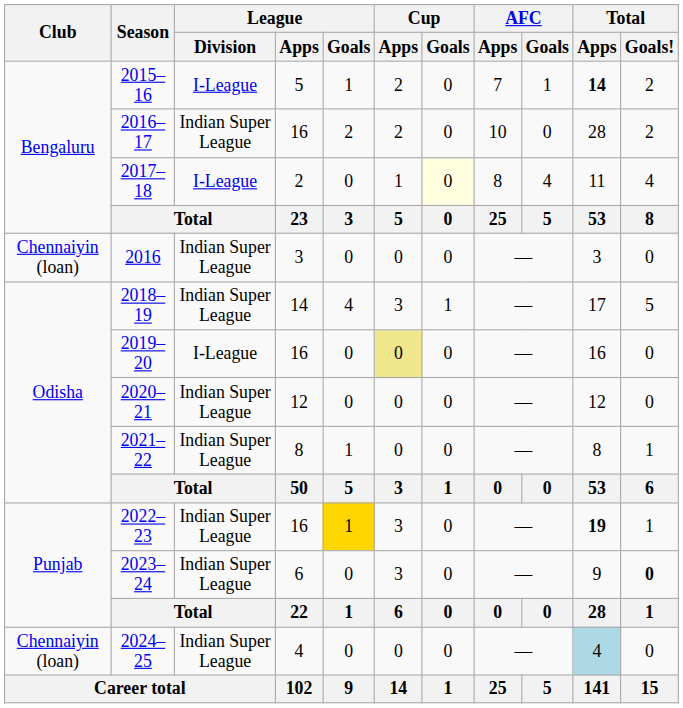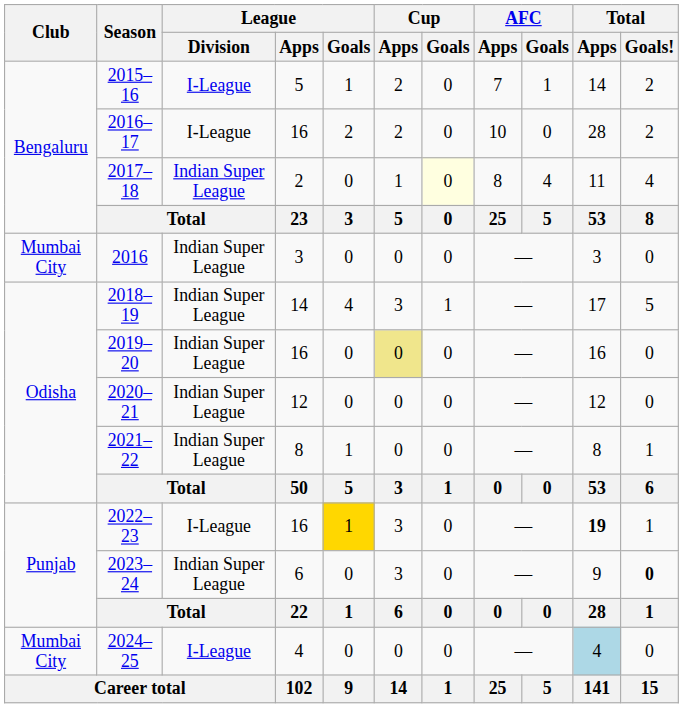(597, 84) bold -> (597, 84) normal
(225, 133) Indian Super League -> (219, 133) I-League
(225, 181) I-League -> (219, 181) Indian Super League
(58, 257) Chennaiyin (loan) -> (51, 257) Mumbai City
(225, 353) I-League -> (219, 353) Indian Super League
(225, 526) Indian Super League -> (219, 526) I-League
(58, 650) Chennaiyin (loan) -> (51, 650) Mumbai City
(225, 650) Indian Super League -> (219, 650) I-League
